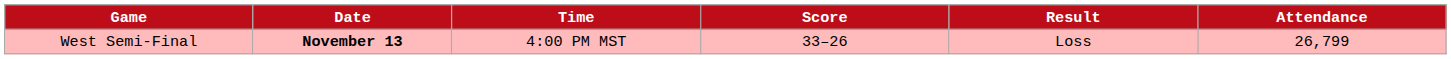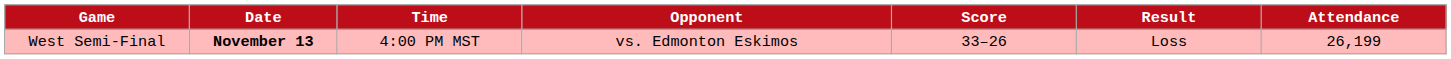+ column: (707, 17)
(1322, 42) 26,799 -> (1354, 42) 26,199
